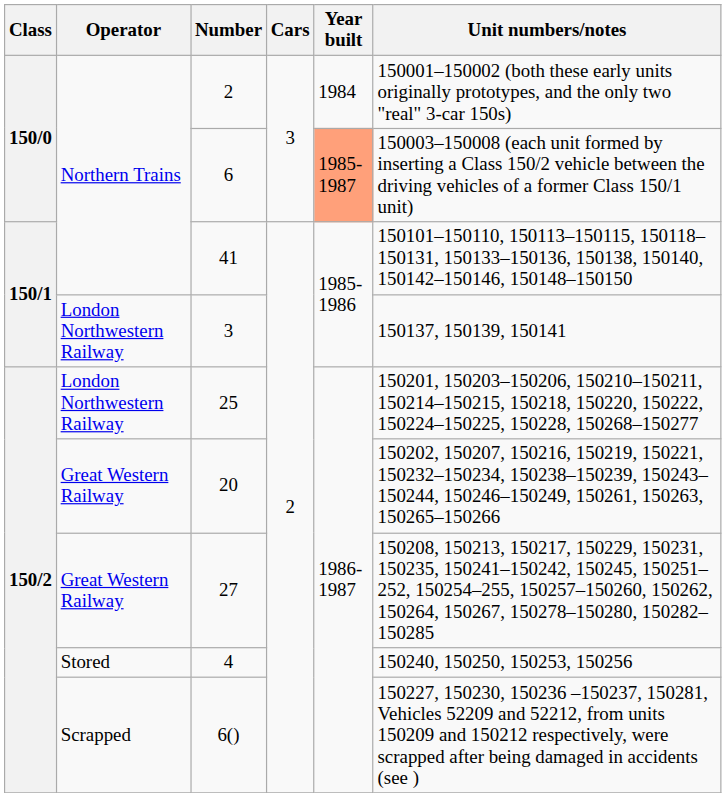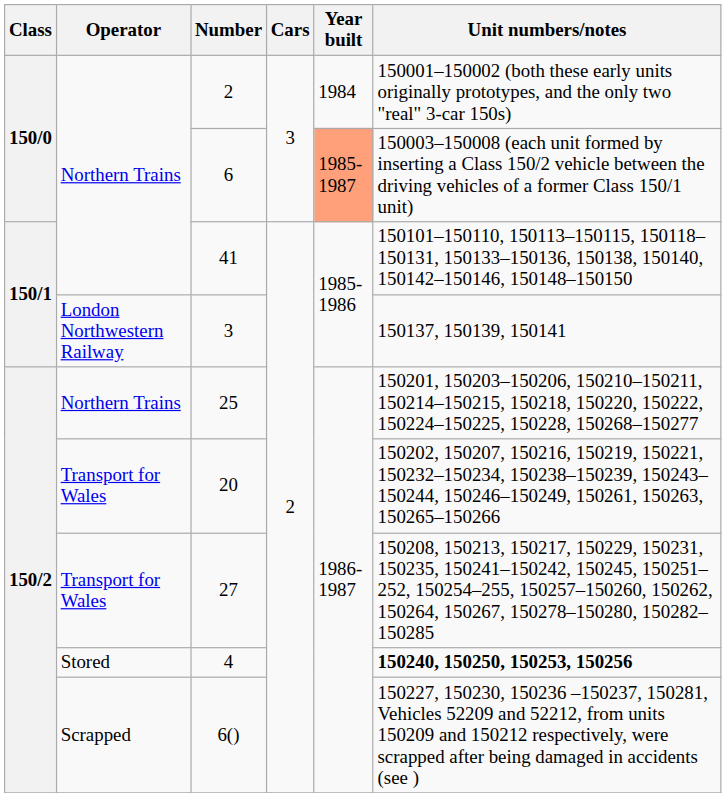(112, 402) London Northwestern Railway -> (121, 402) Northern Trains
(115, 485) Great Western Railway -> (110, 485) Transport for Wales
(115, 590) Great Western Railway -> (110, 590) Transport for Wales
(505, 662) normal -> (505, 662) bold
